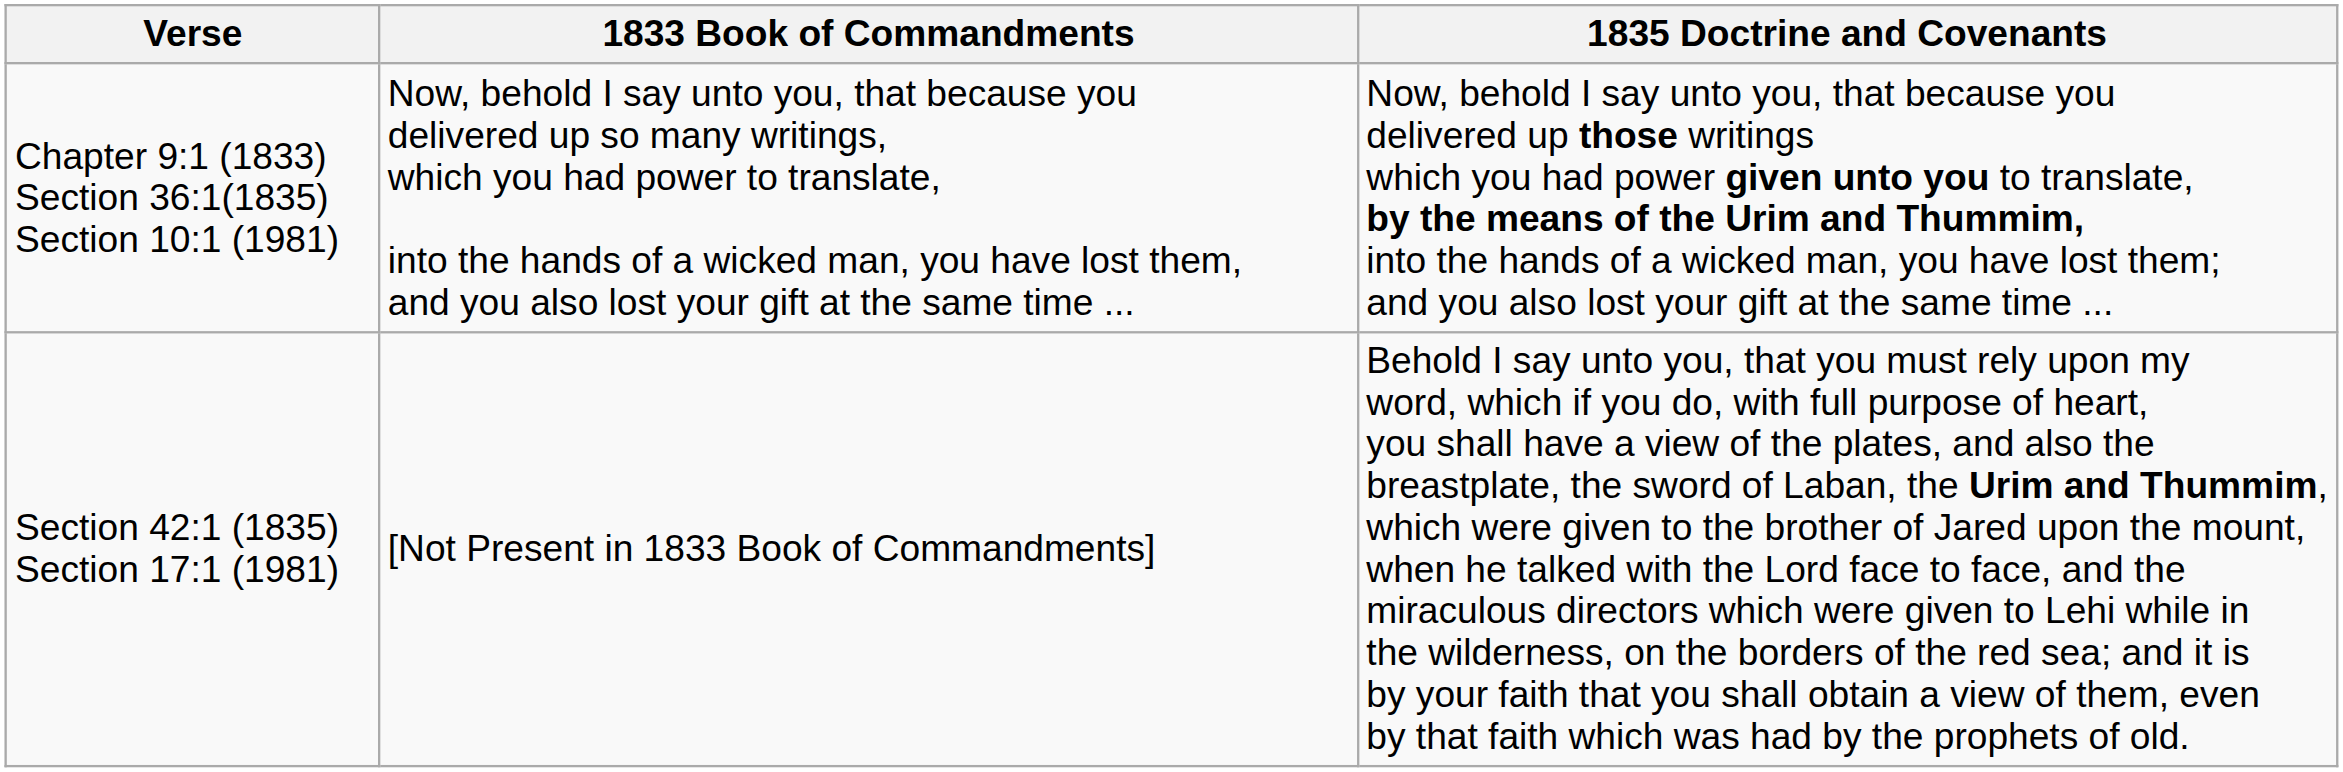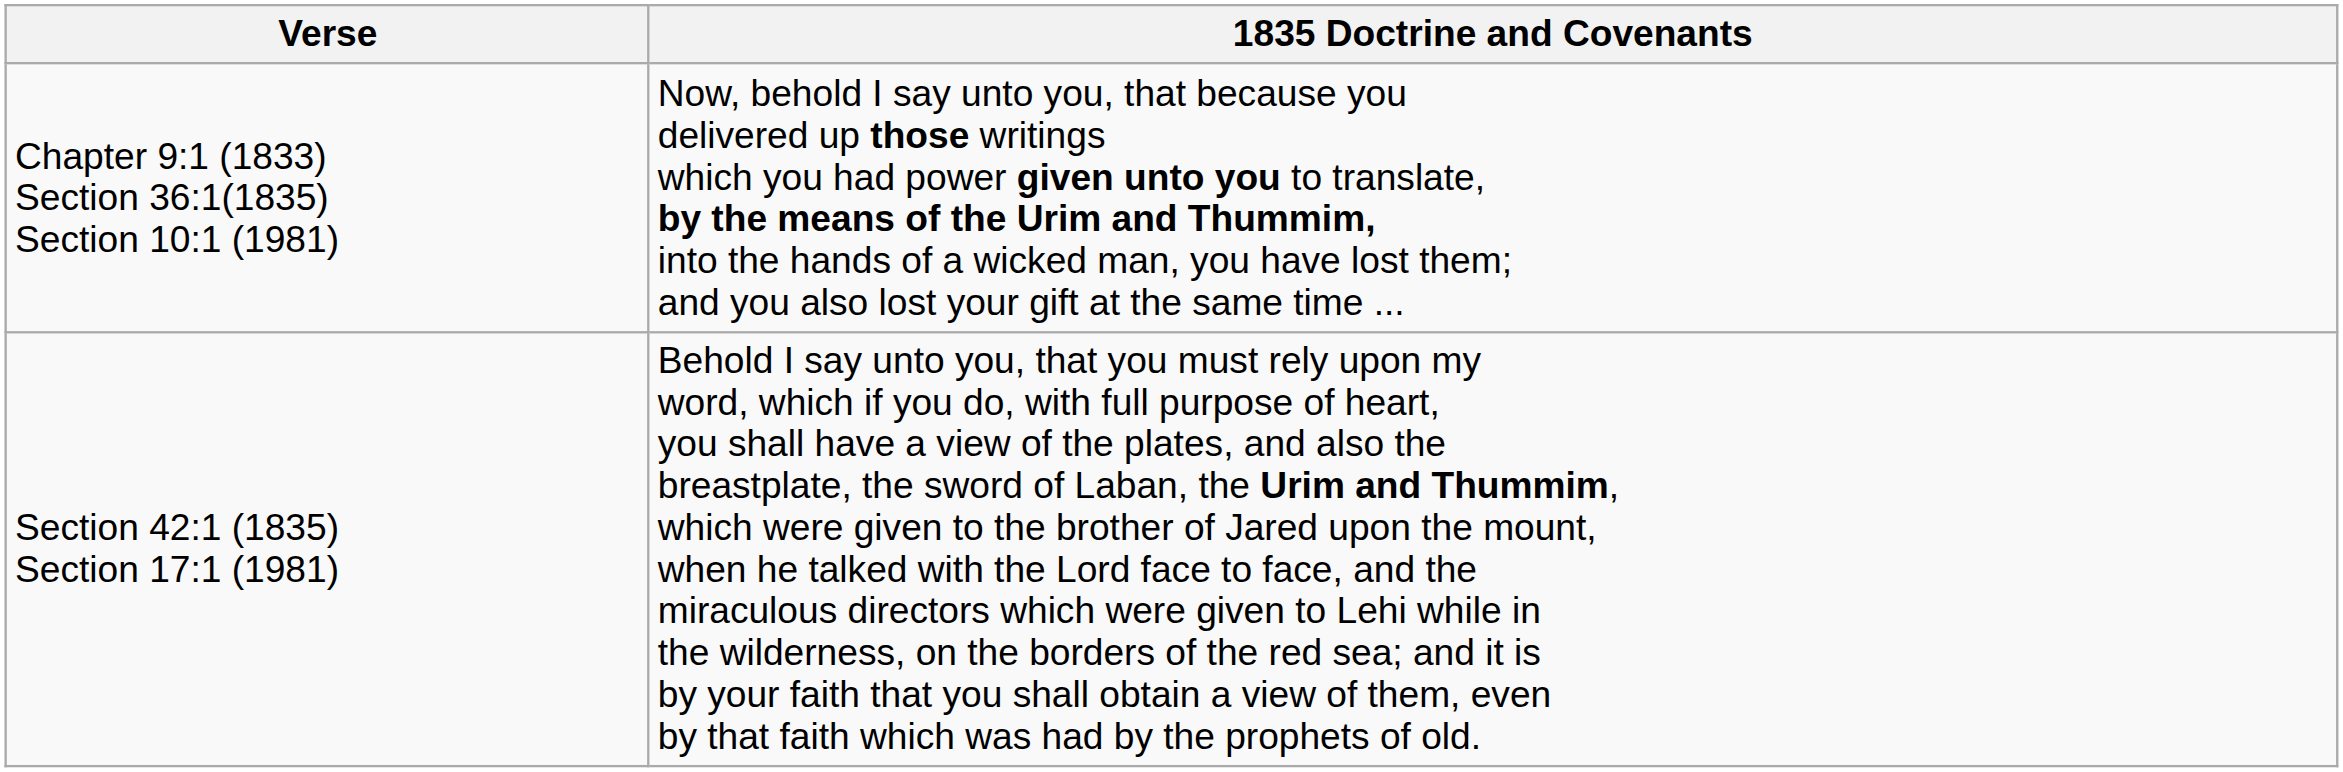- column: (868, 33)
